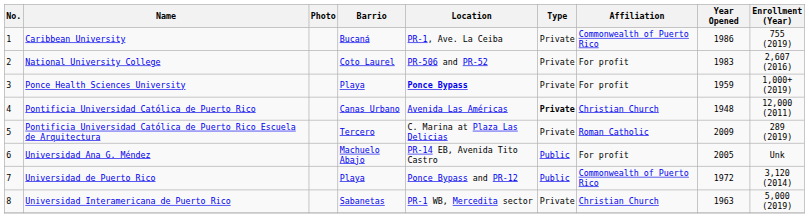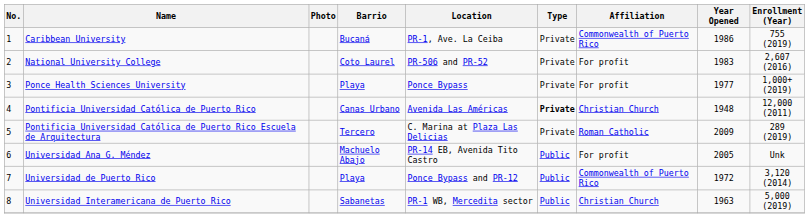(438, 85) bold -> (438, 85) normal
(724, 85) 1959 -> (724, 85) 1977
(557, 201) Private -> (555, 201) Public
